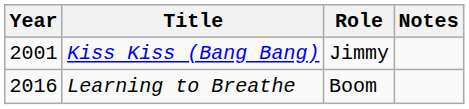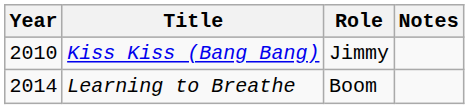(34, 54) 2001 -> (34, 54) 2010
(34, 86) 2016 -> (34, 86) 2014
